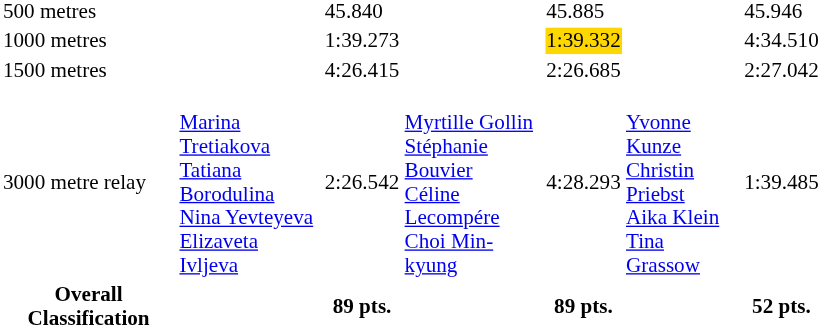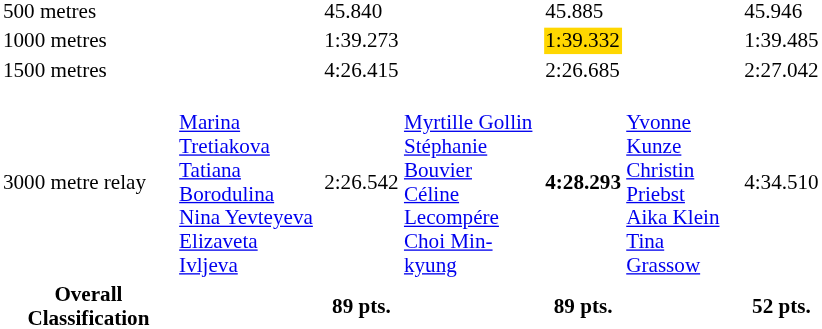(781, 40) 4:34.510 -> (781, 40) 1:39.485
(583, 181) normal -> (583, 181) bold
(781, 181) 1:39.485 -> (781, 181) 4:34.510
